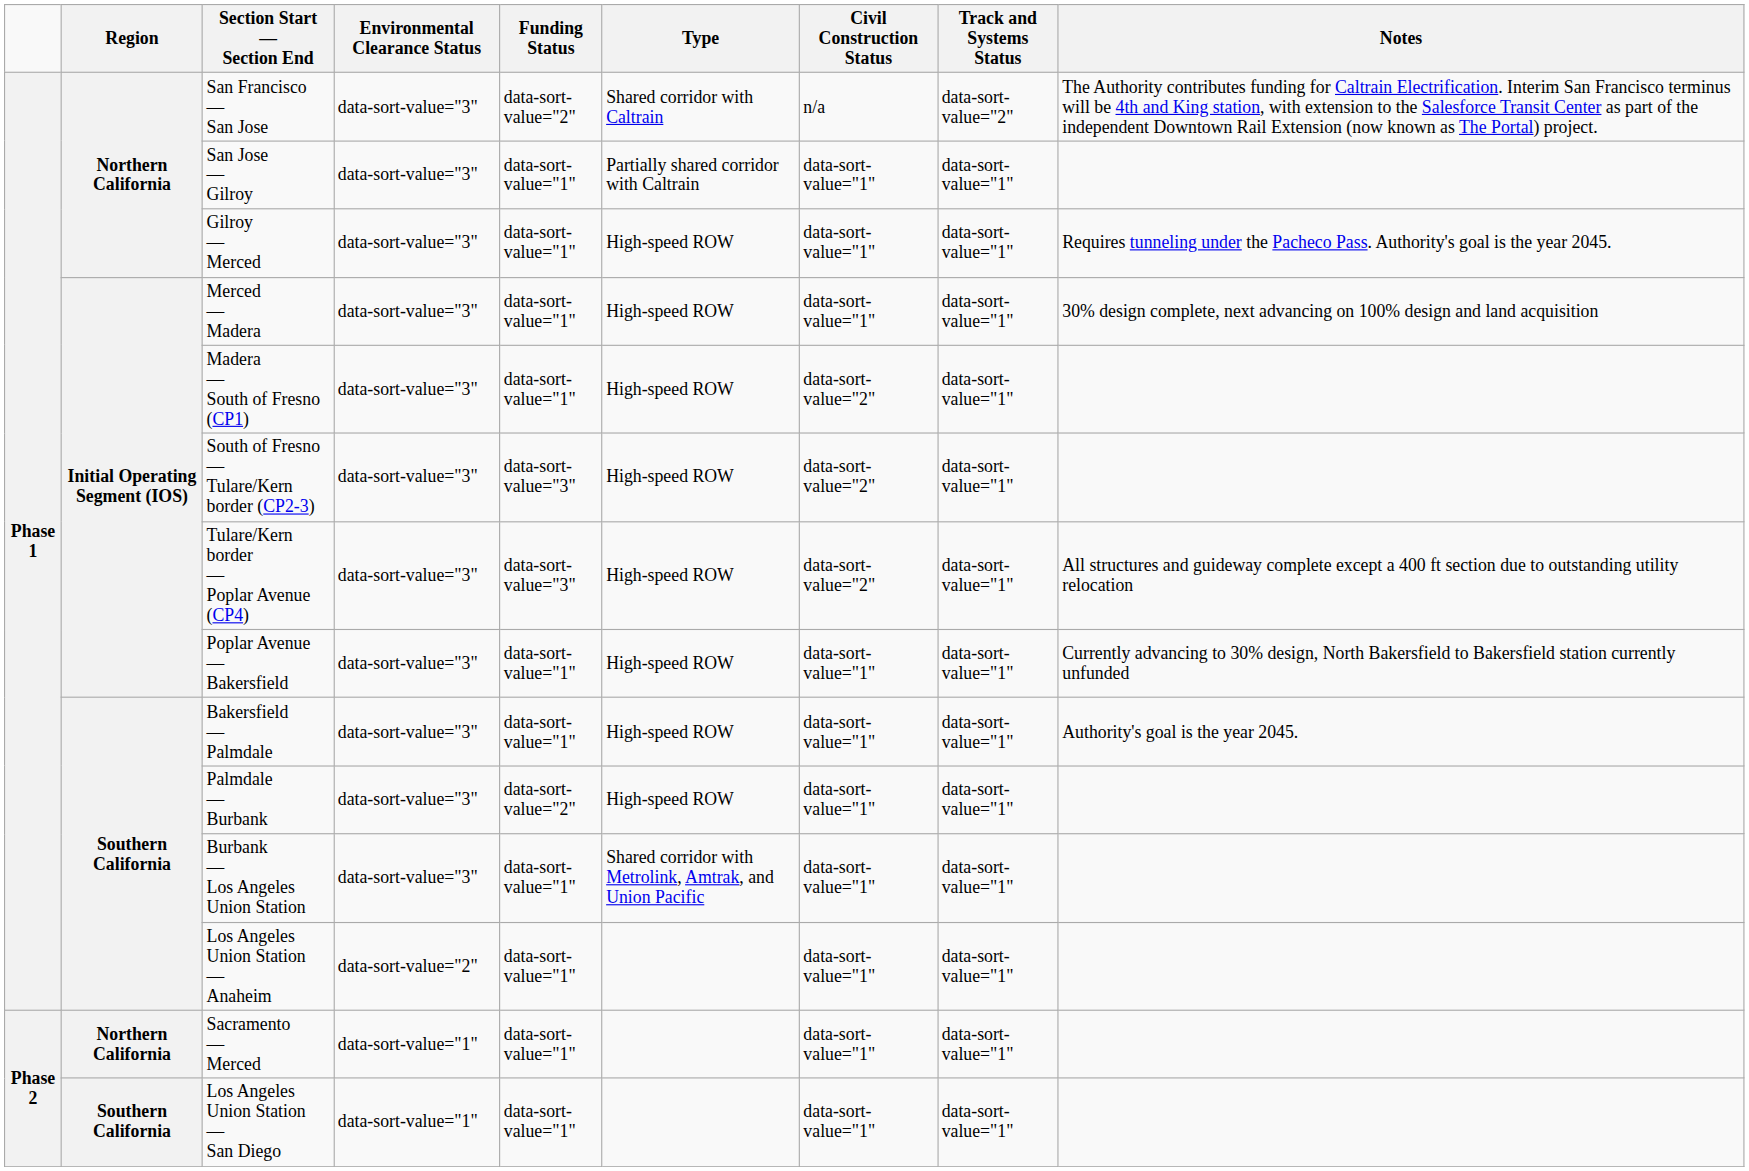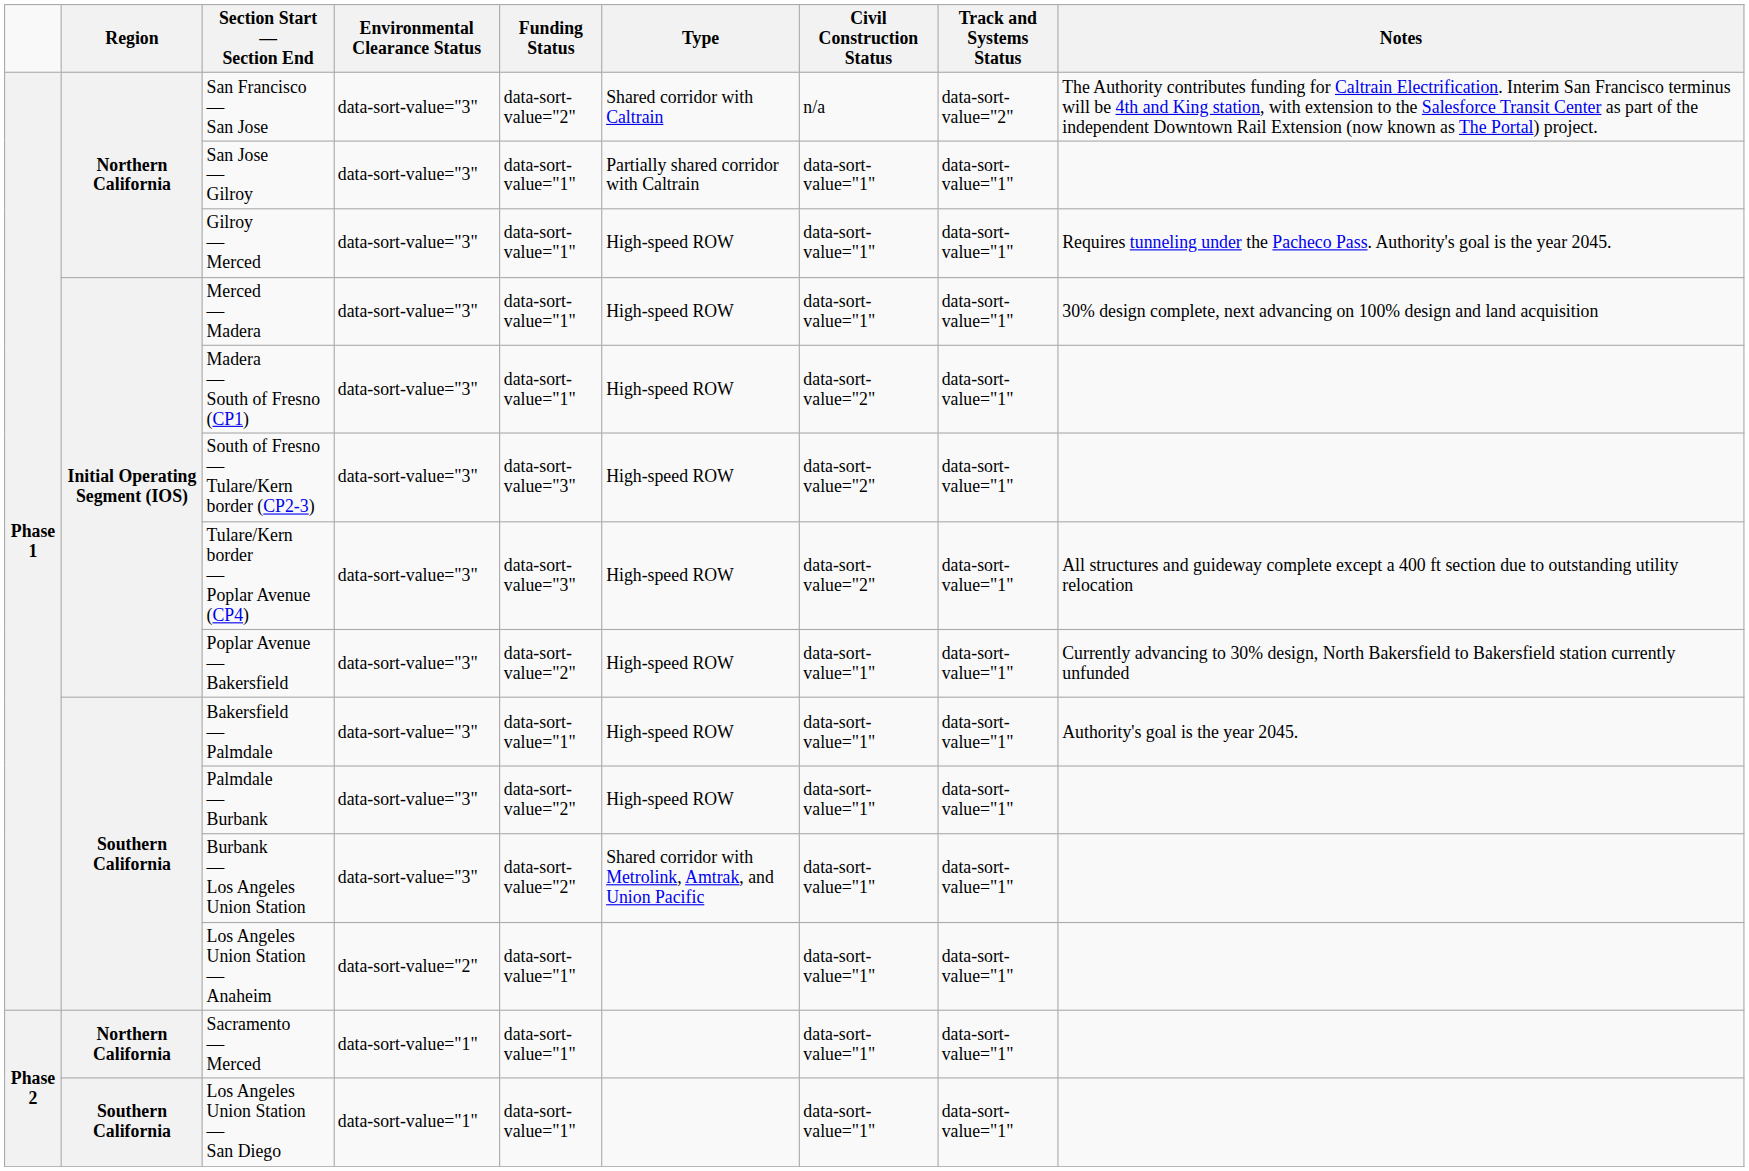(540, 663) data-sort-value="1" -> (540, 663) data-sort-value="2"
(540, 877) data-sort-value="1" -> (540, 877) data-sort-value="2"
